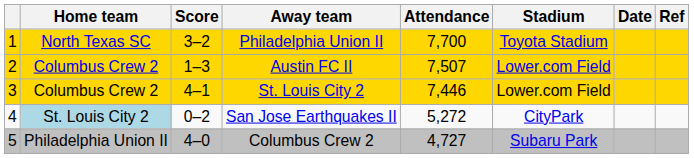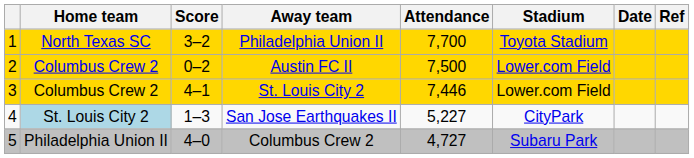(197, 66) 1–3 -> (197, 66) 0–2
(447, 66) 7,507 -> (447, 66) 7,500
(197, 116) 0–2 -> (197, 116) 1–3
(447, 116) 5,272 -> (447, 116) 5,227
